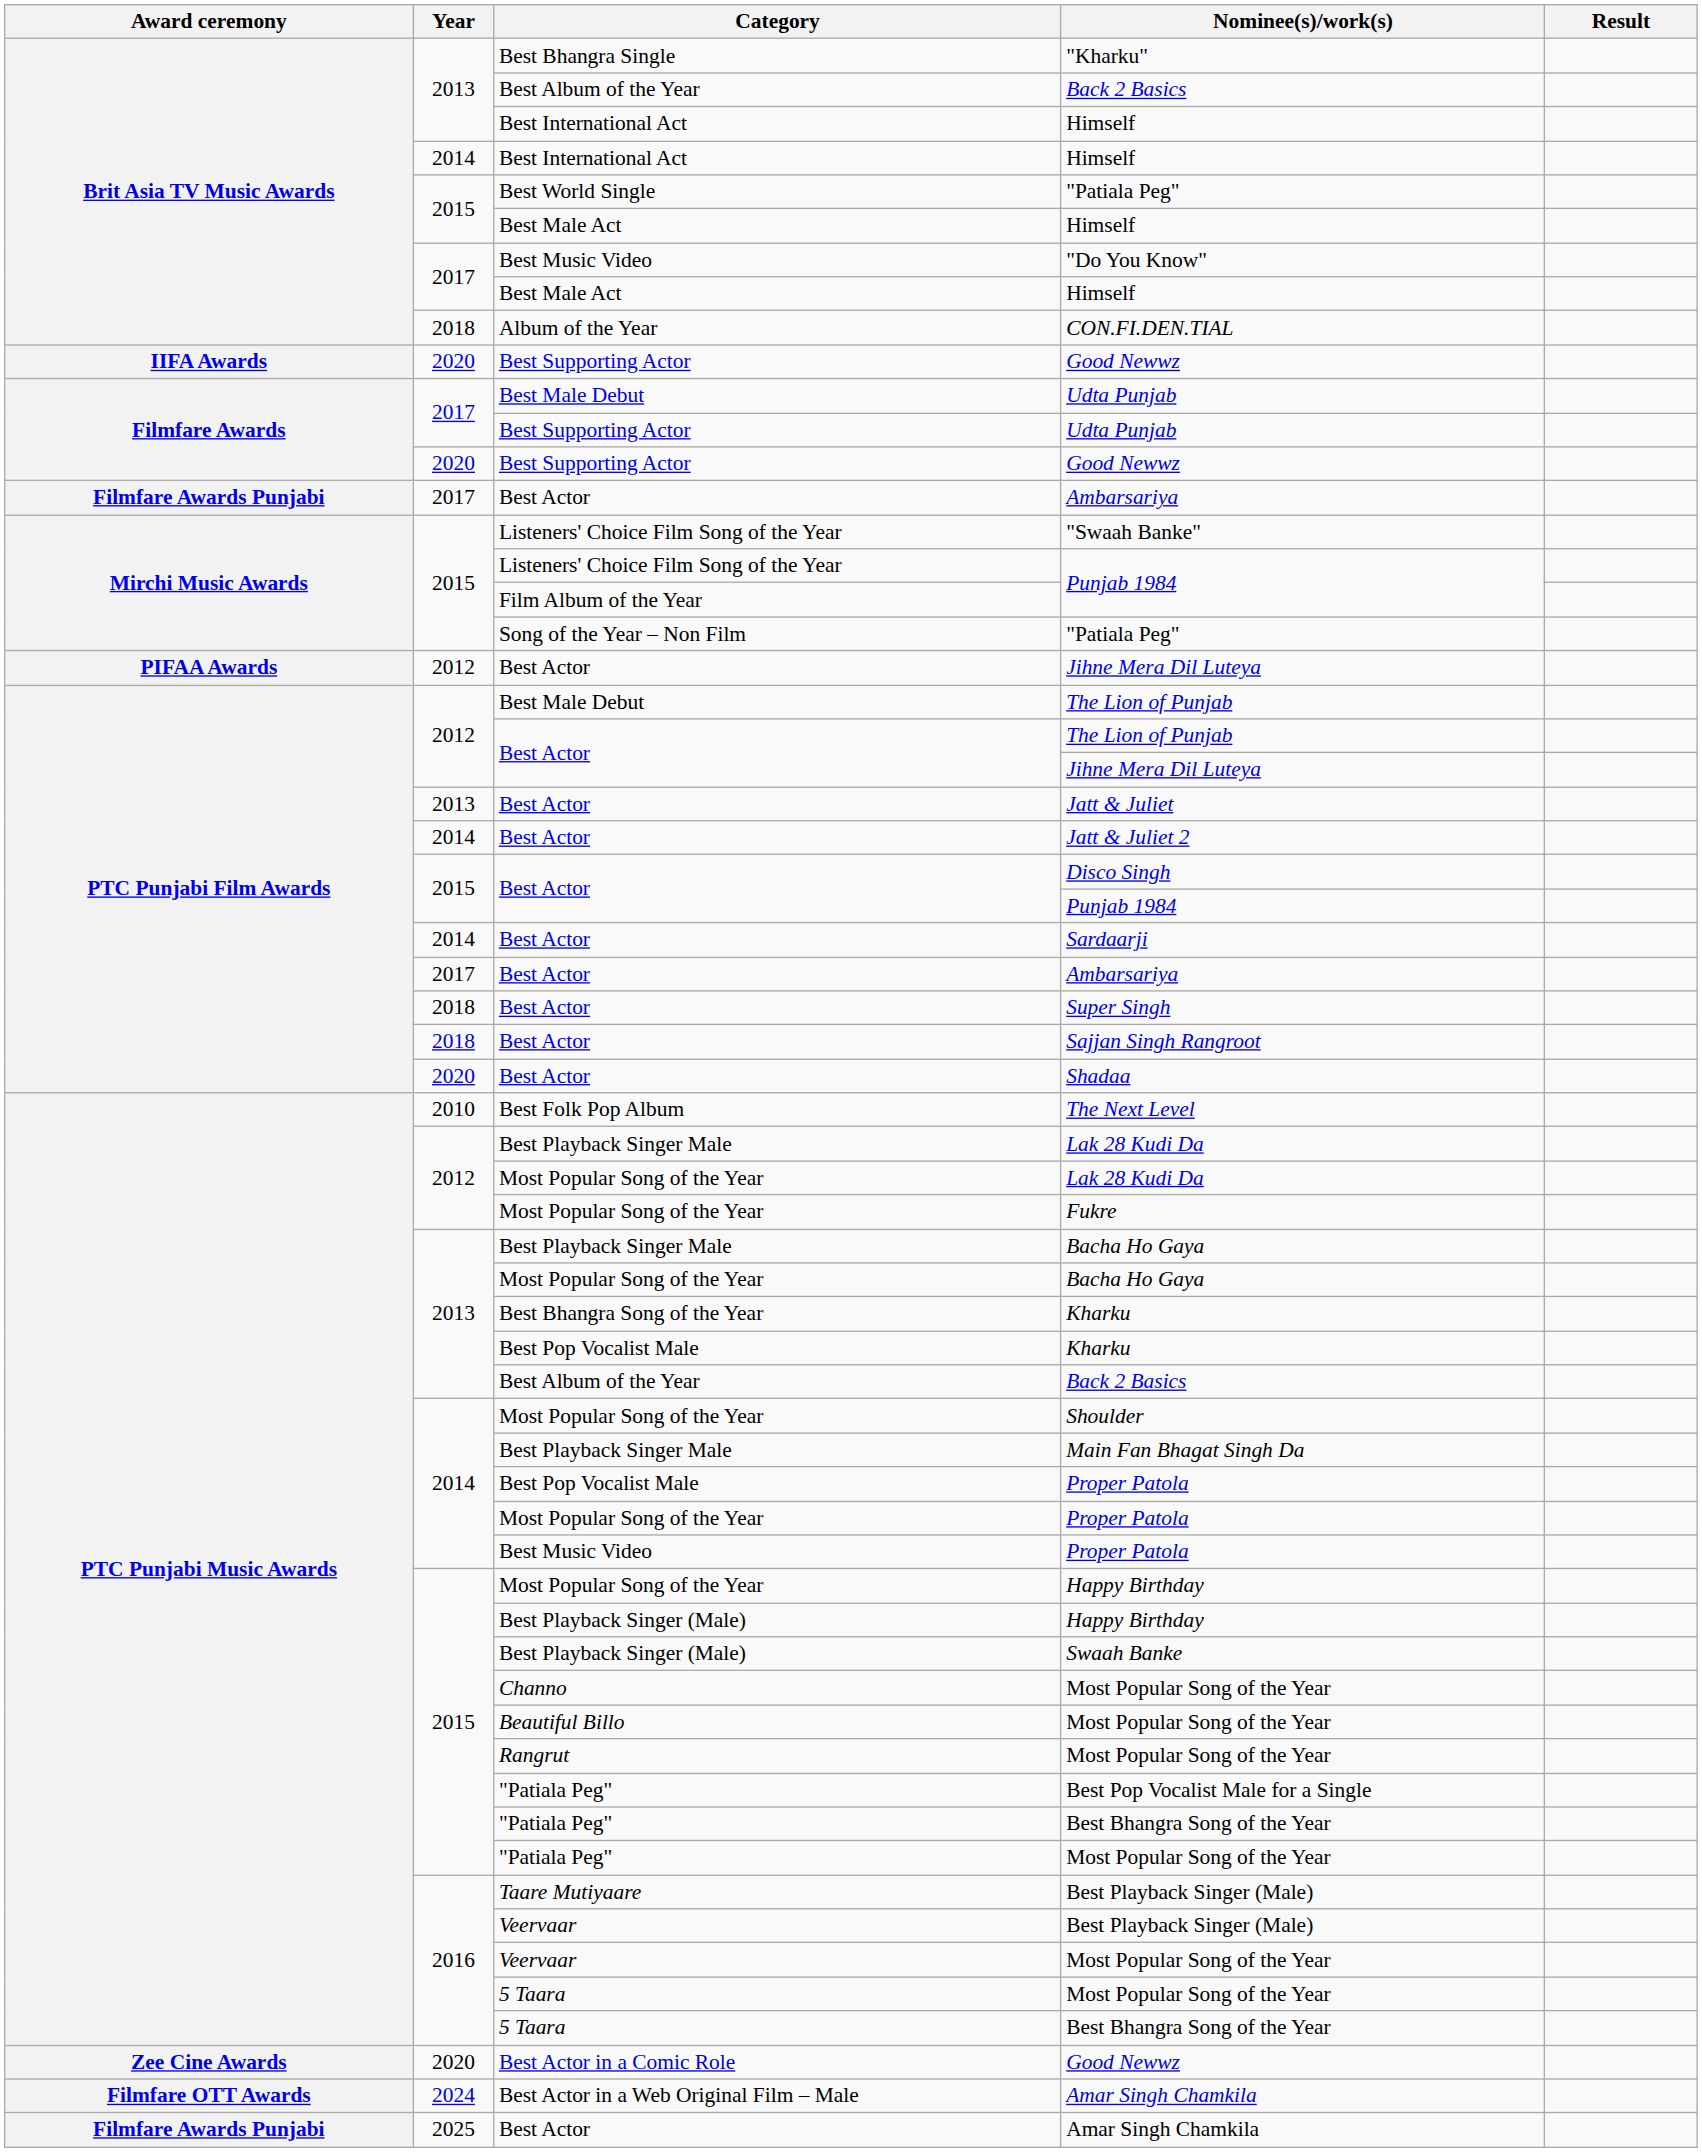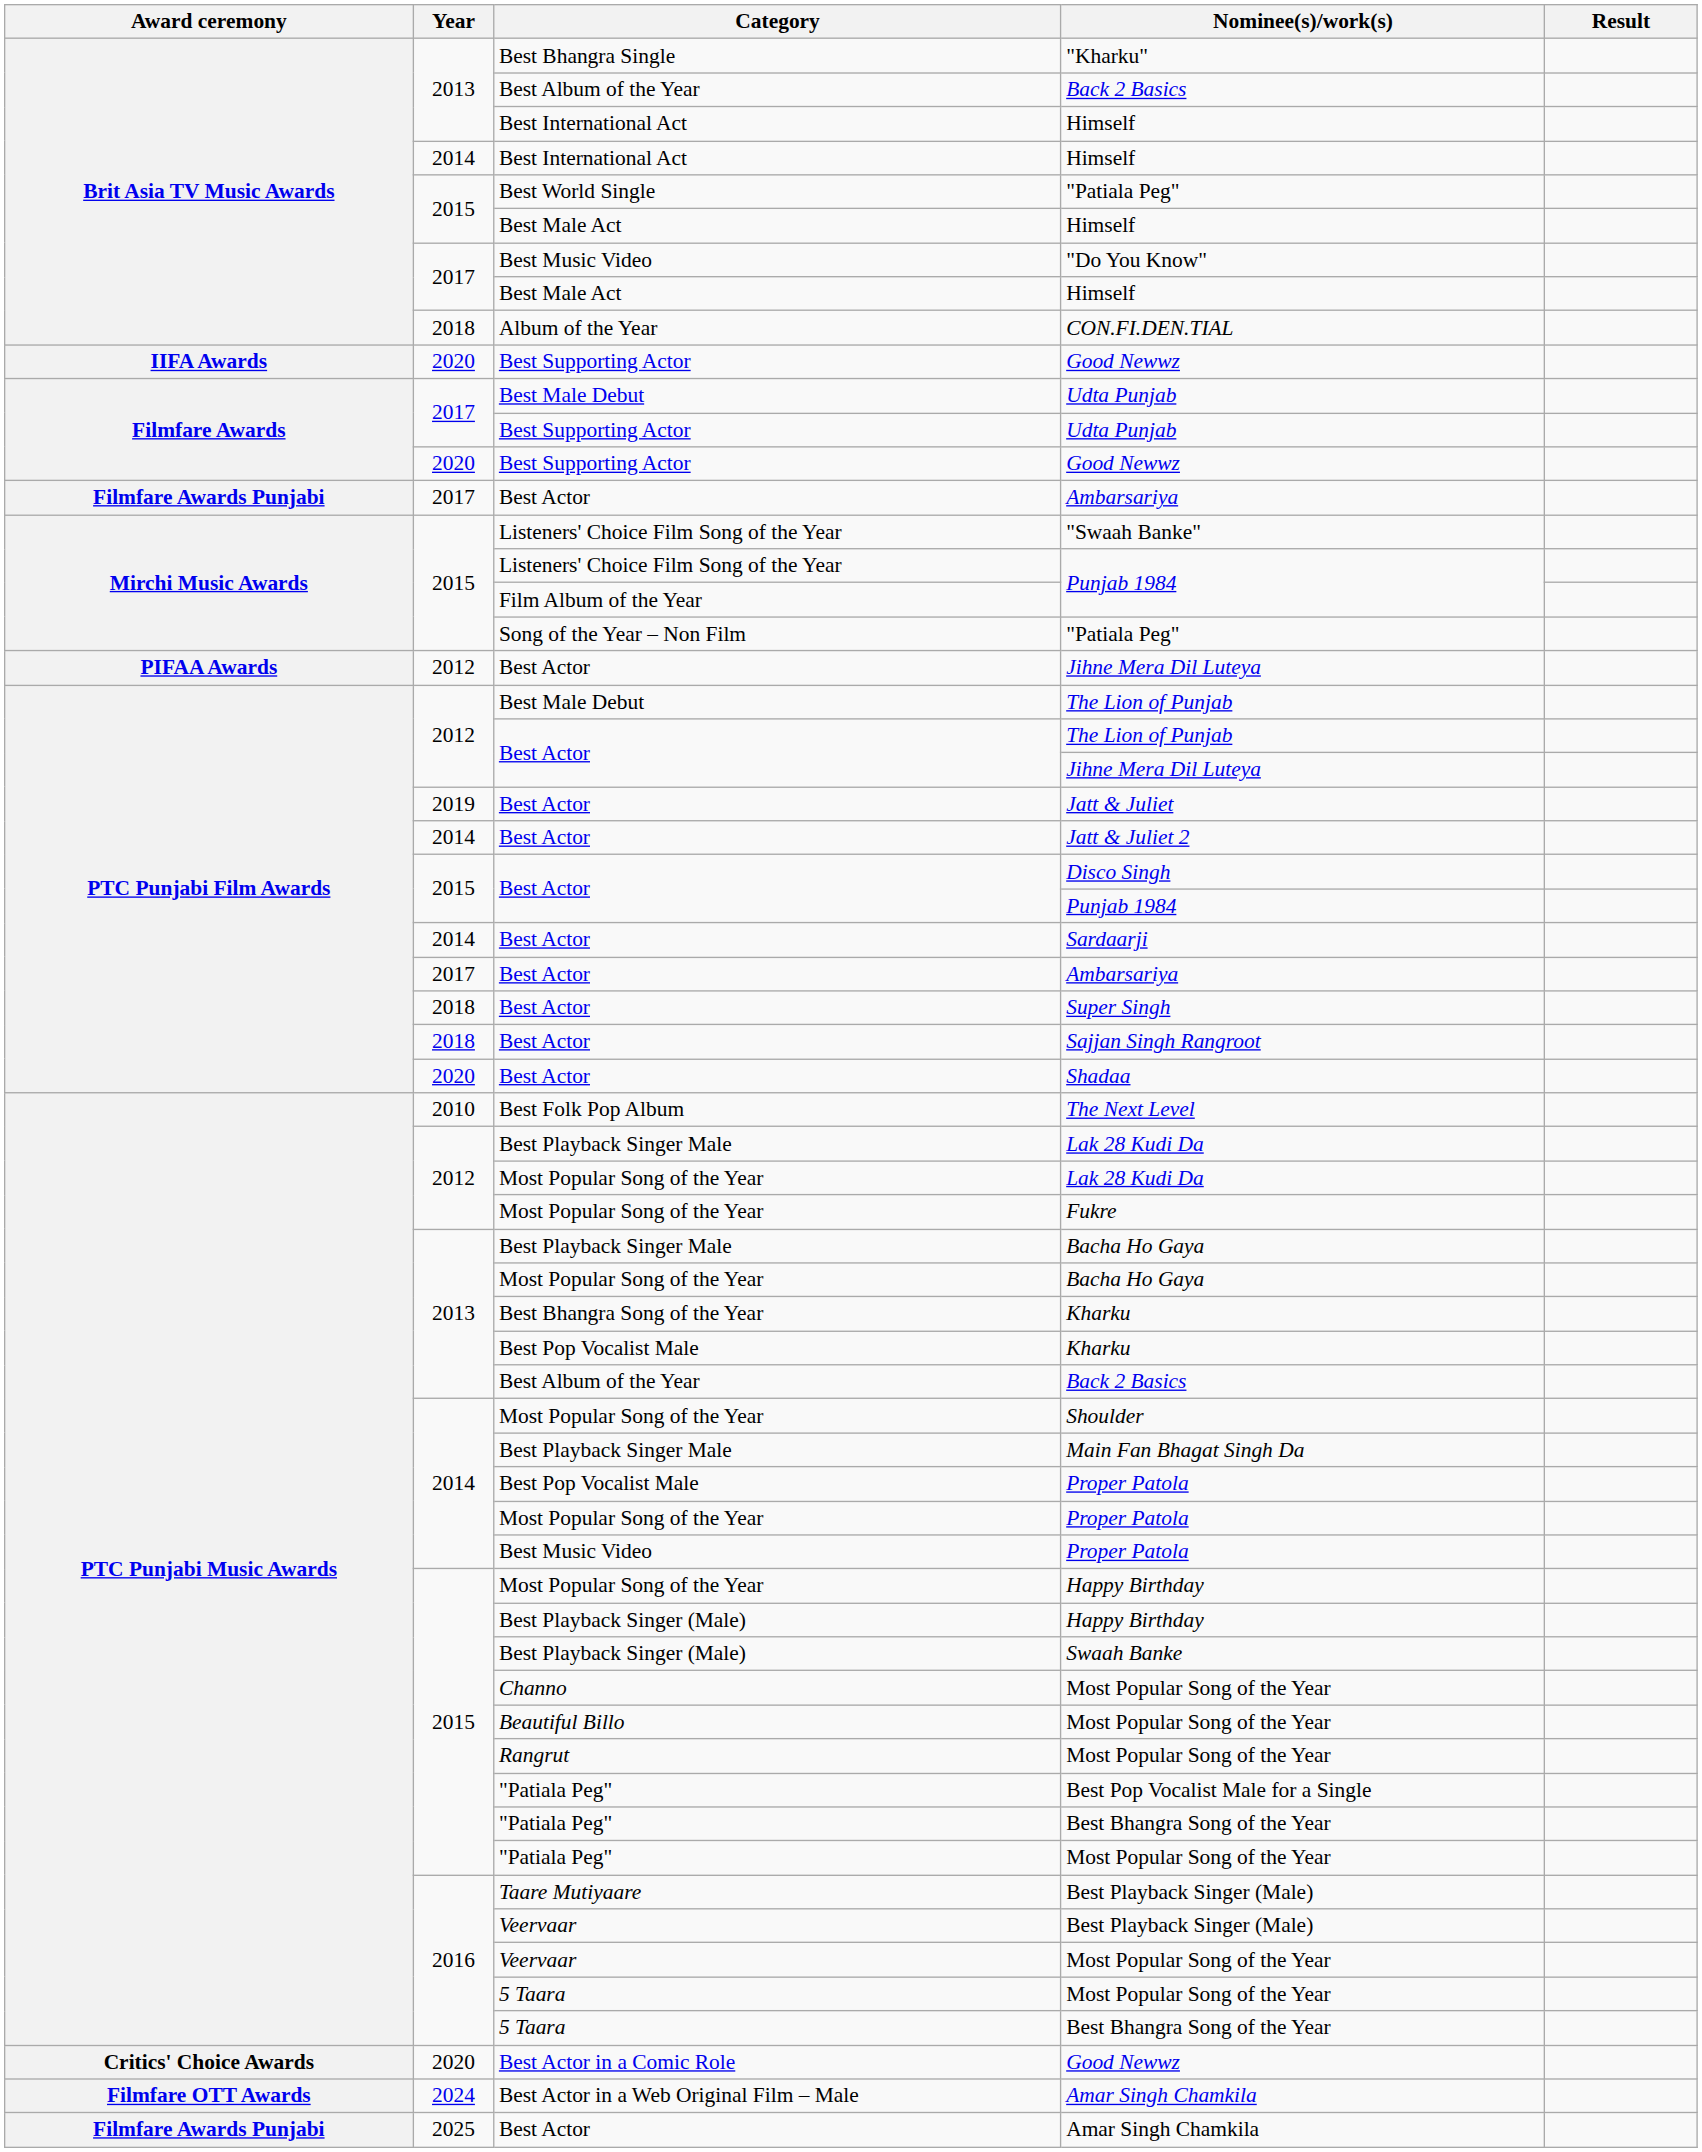(453, 803) 2013 -> (453, 803) 2019
(209, 2061) Zee Cine Awards -> (209, 2061) Critics' Choice Awards
